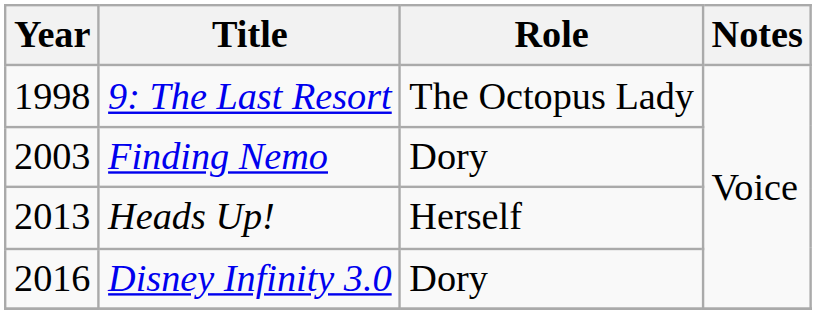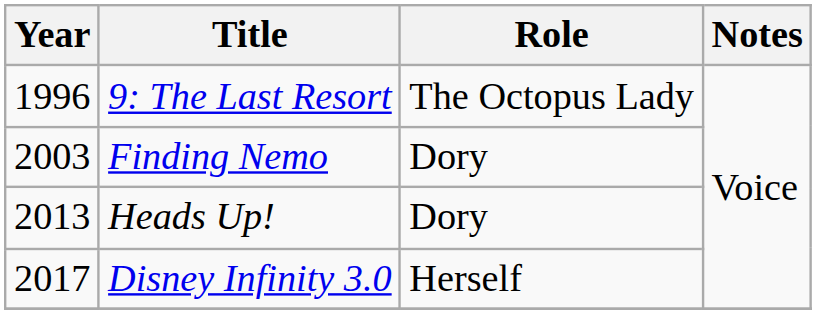(52, 95) 1998 -> (52, 95) 1996
(466, 216) Herself -> (449, 216) Dory
(52, 277) 2016 -> (52, 277) 2017
(449, 277) Dory -> (466, 277) Herself
